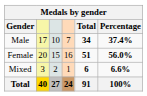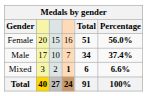rows swapped: (20, 55) <-> (20, 41)
(68, 69) normal -> (68, 69) bold
